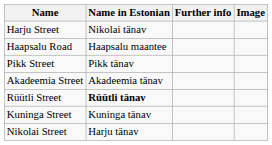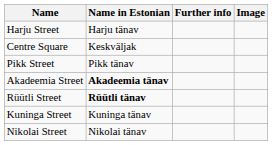(117, 30) Nikolai tänav -> (113, 30) Harju tänav
- row: (39, 47)
+ row: (37, 47)
(126, 81) normal -> (128, 81) bold
(113, 132) Harju tänav -> (117, 132) Nikolai tänav
